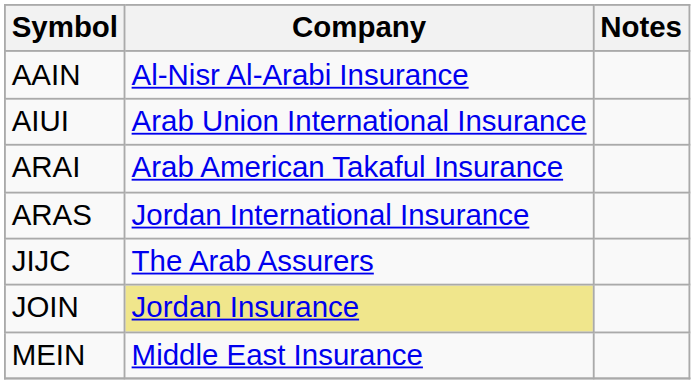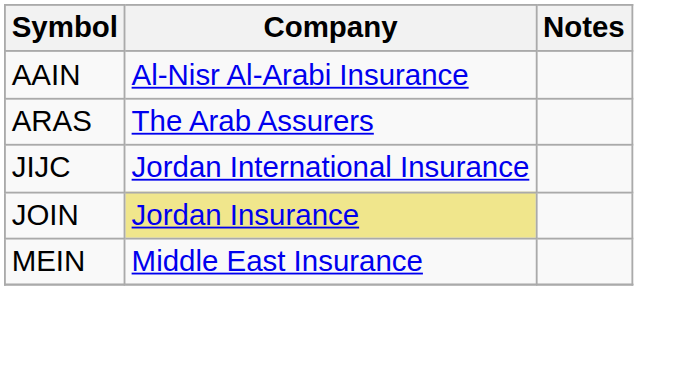- row: (40, 121)
- row: (46, 167)
(330, 214) Jordan International Insurance -> (253, 121) The Arab Assurers
(253, 261) The Arab Assurers -> (330, 167) Jordan International Insurance
